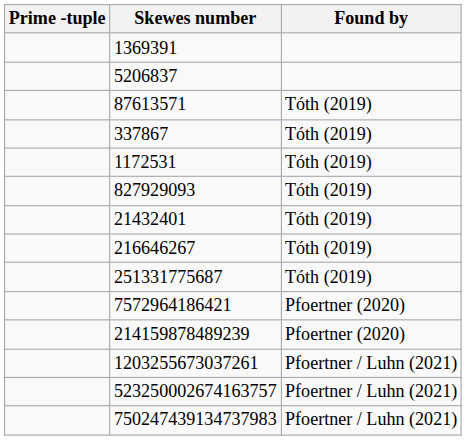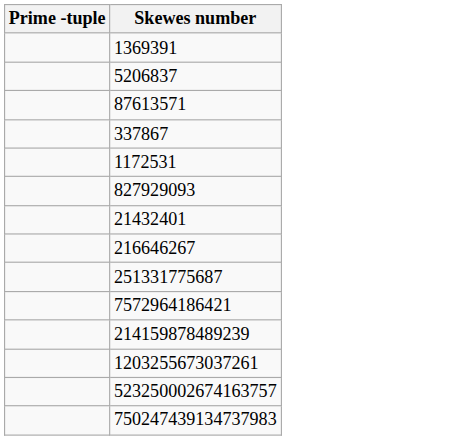- column: (371, 18)
